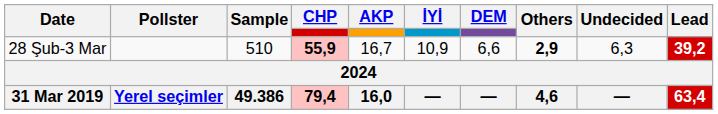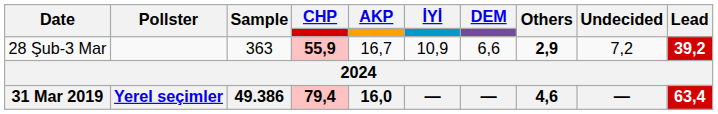(259, 48) 510 -> (259, 48) 363
(622, 48) 6,3 -> (622, 48) 7,2
